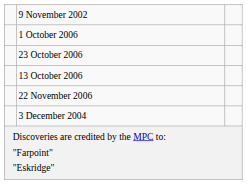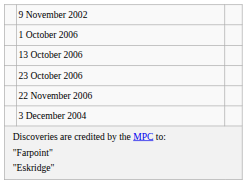rows swapped: (51, 75) <-> (51, 55)
